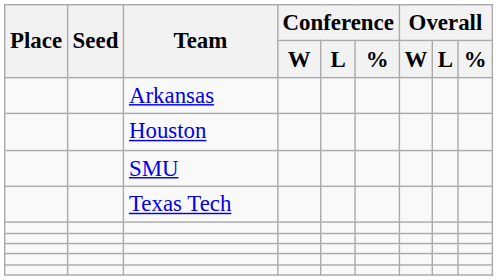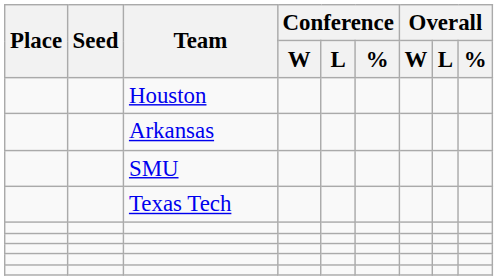rows swapped: (36, 132) <-> (36, 95)
